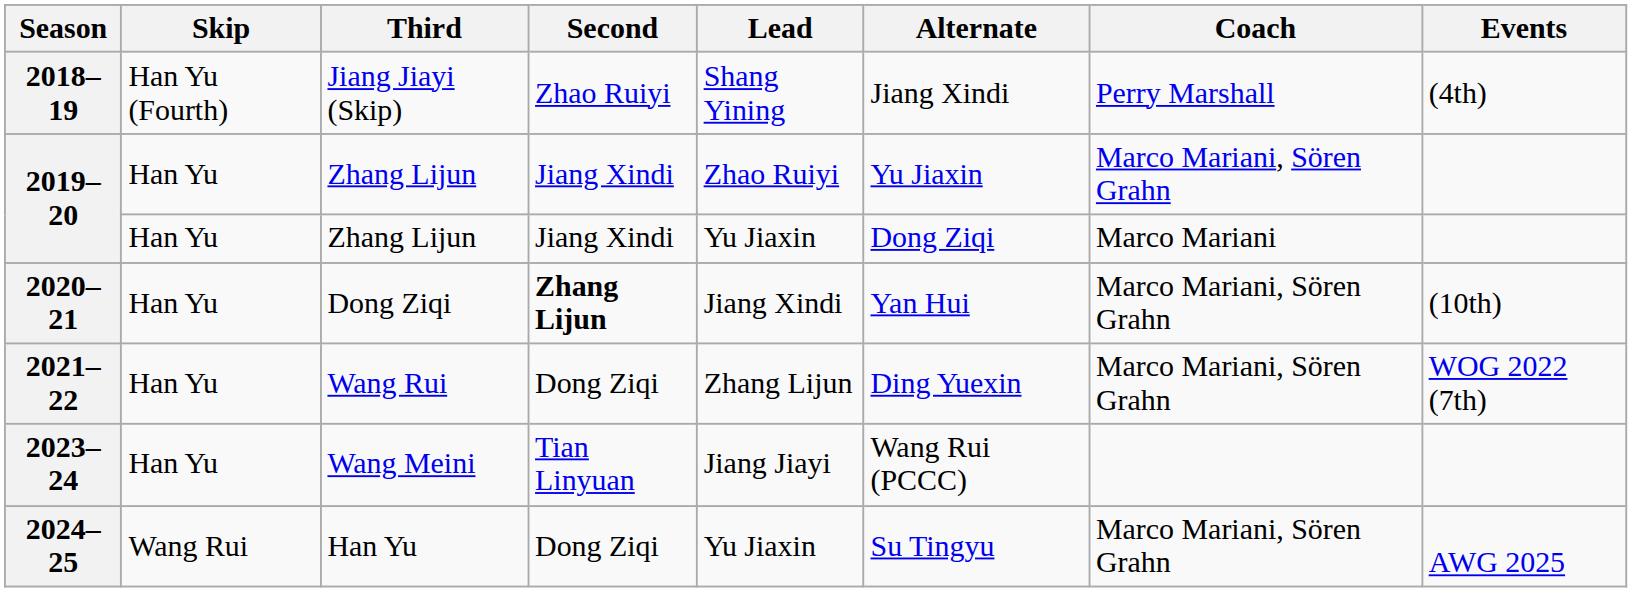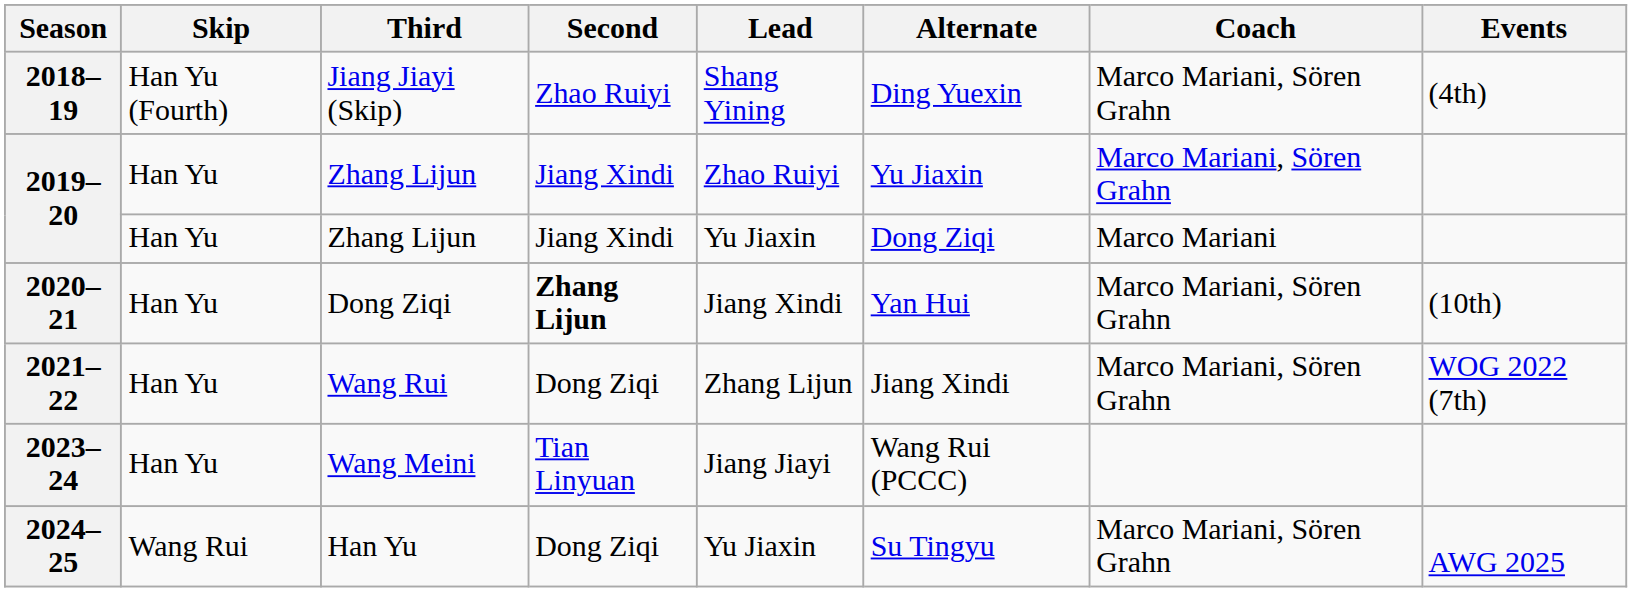(940, 92) Jiang Xindi -> (946, 92) Ding Yuexin
(1185, 92) Perry Marshall -> (1229, 92) Marco Mariani, Sören Grahn
(946, 383) Ding Yuexin -> (940, 383) Jiang Xindi
